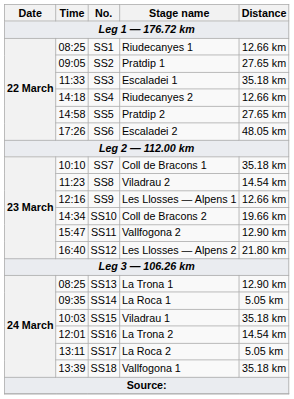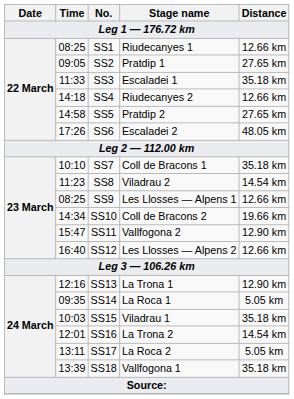(72, 199) 12:16 -> (72, 199) 08:25
(264, 250) 21.80 km -> (264, 250) 12.66 km
(72, 283) 08:25 -> (72, 283) 12:16
